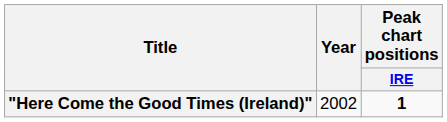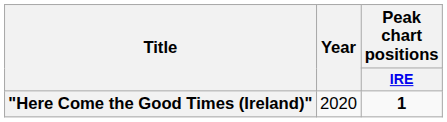(338, 103) 2002 -> (338, 103) 2020
